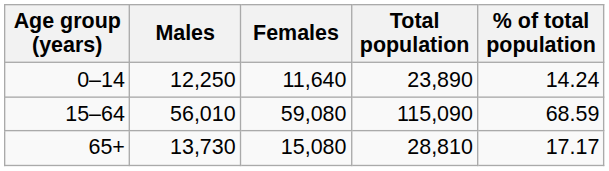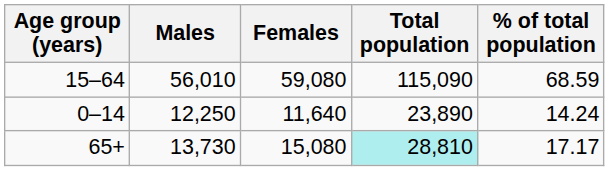rows swapped: (101, 79) <-> (95, 113)
(440, 147) no background -> (440, 147) paleturquoise background
